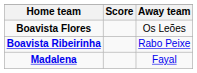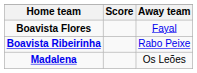(164, 28) Os Leões -> (164, 28) Fayal
(164, 60) Fayal -> (164, 60) Os Leões
